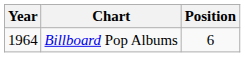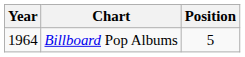(210, 39) 6 -> (210, 39) 5
